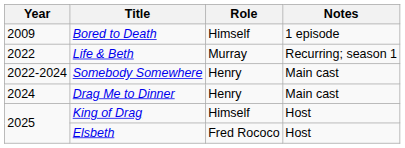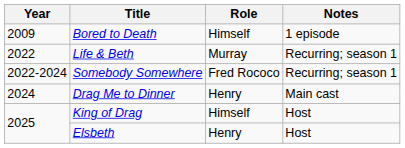(225, 73) Henry -> (244, 73) Fred Rococo
(312, 73) Main cast -> (341, 73) Recurring; season 1
(244, 133) Fred Rococo -> (225, 133) Henry
